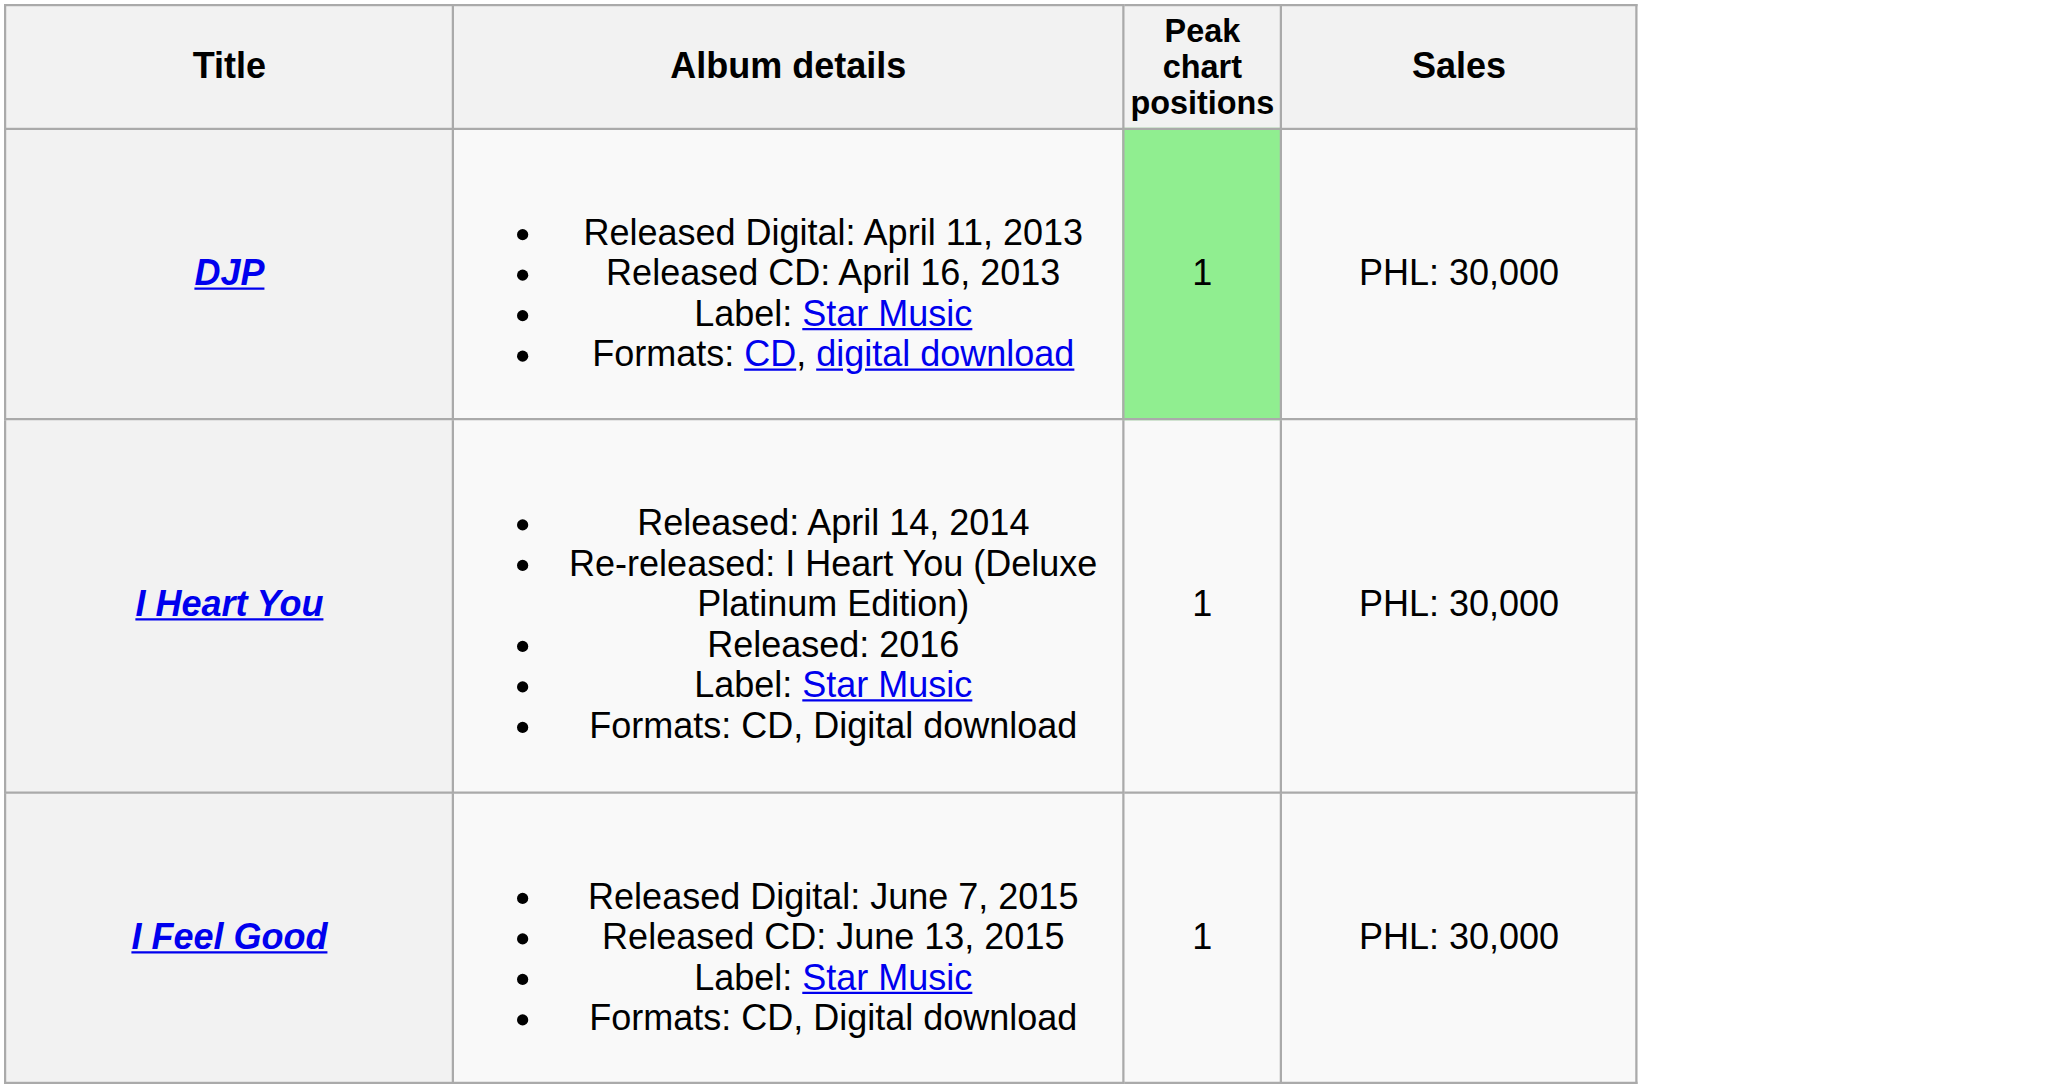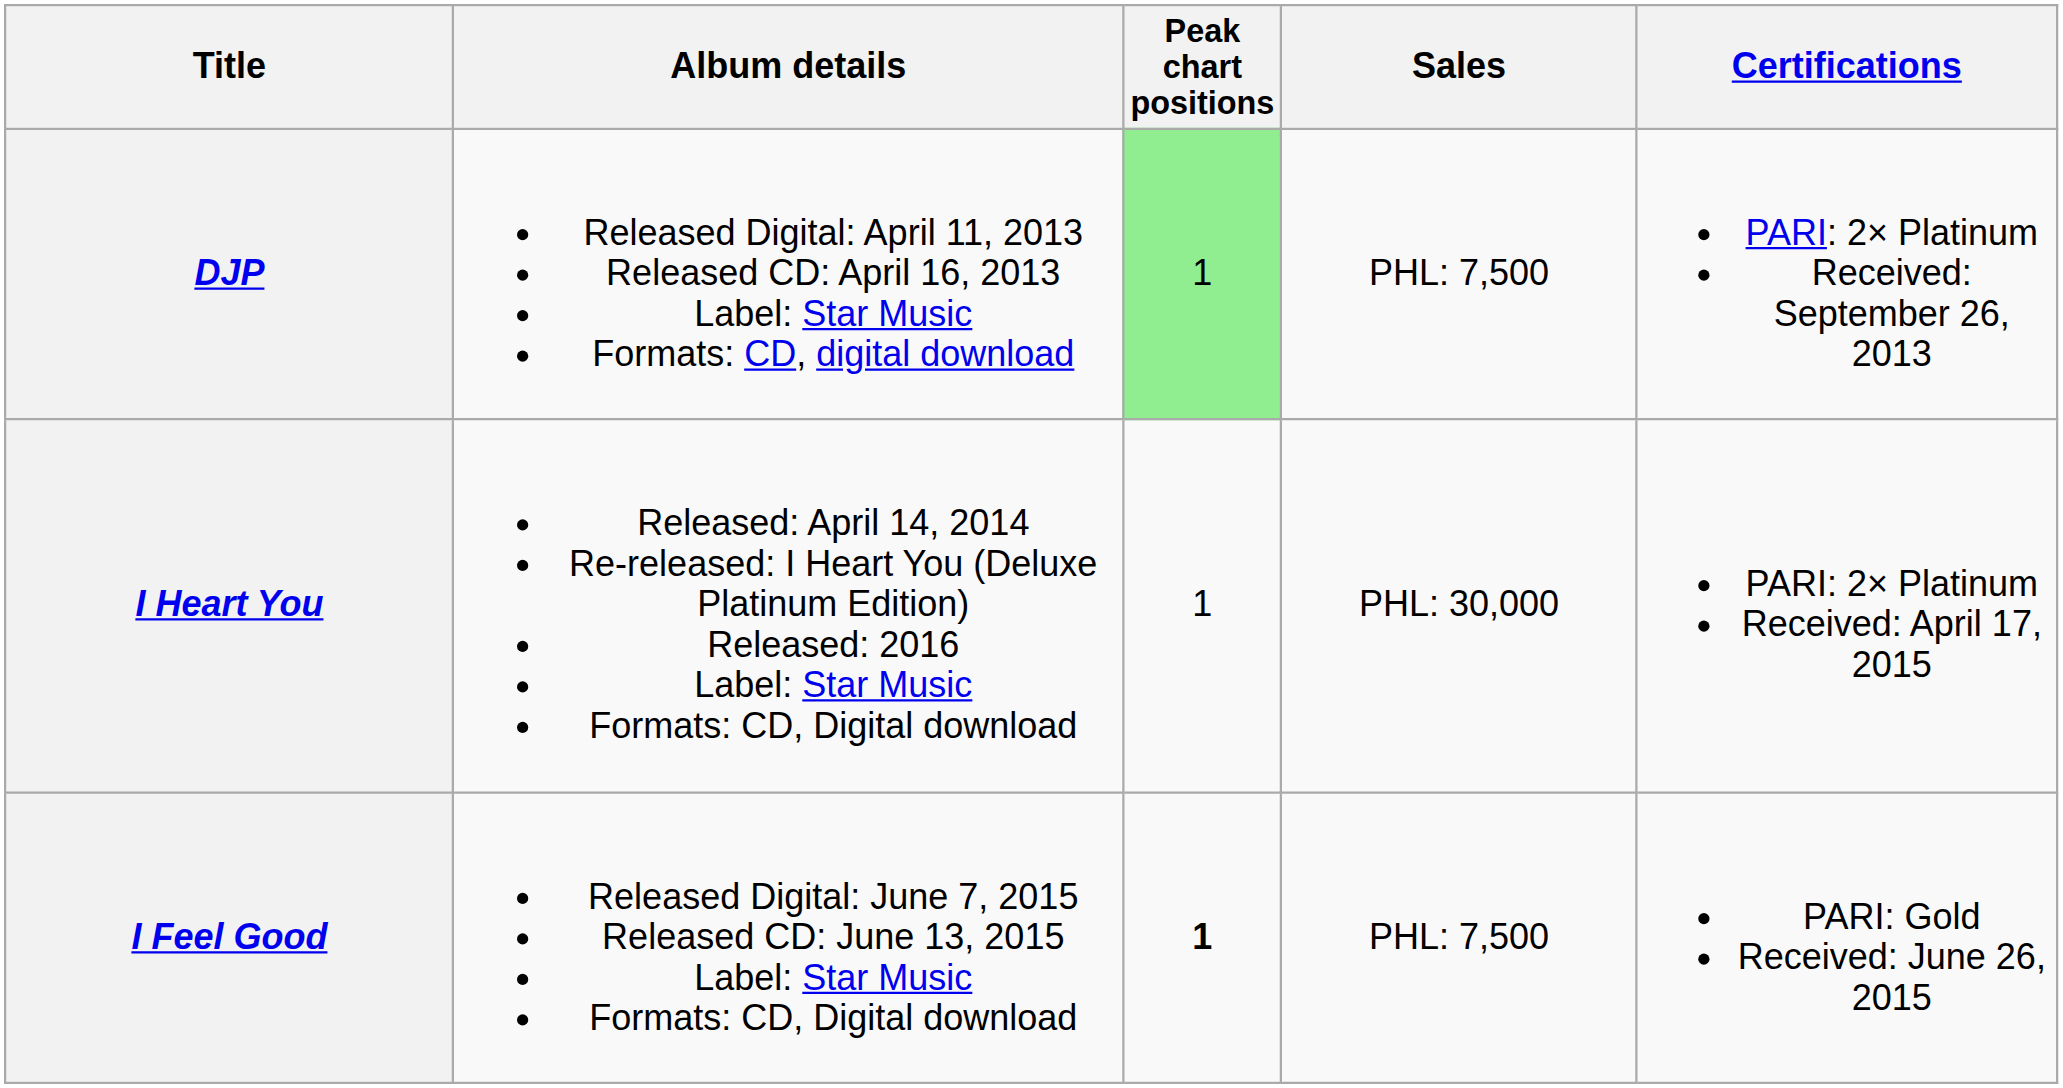+ column: (1847, 66)
(1459, 273) PHL: 30,000 -> (1459, 273) PHL: 7,500
(1202, 936) normal -> (1202, 936) bold
(1459, 936) PHL: 30,000 -> (1459, 936) PHL: 7,500
